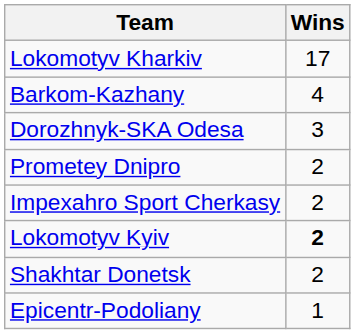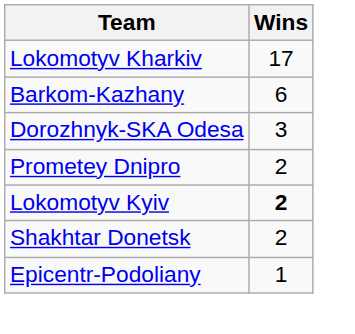(318, 94) 4 -> (281, 94) 6
- row: (145, 202)
